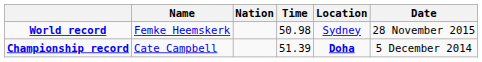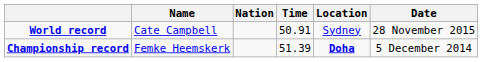(182, 30) Femke Heemskerk -> (176, 30) Cate Campbell
(295, 30) 50.98 -> (295, 30) 50.91
(176, 48) Cate Campbell -> (182, 48) Femke Heemskerk
